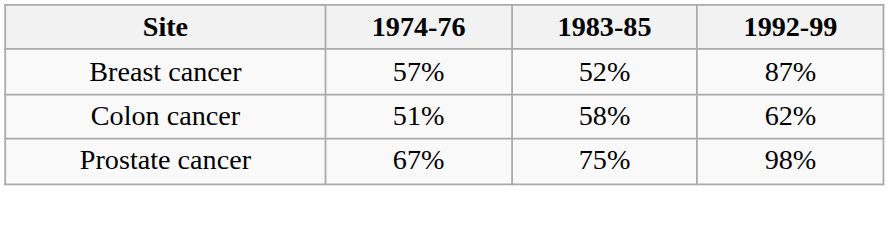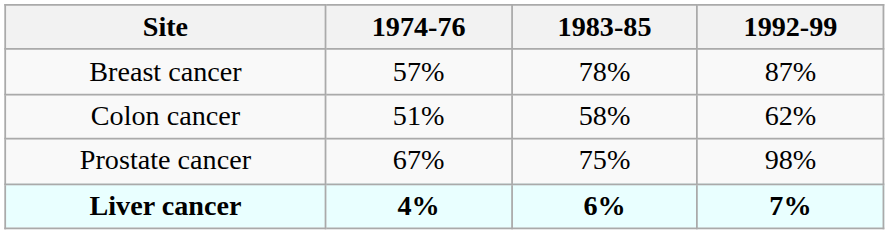(605, 71) 52% -> (605, 71) 78%
+ row: (165, 205)
